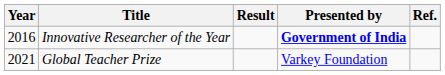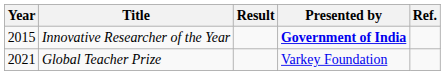(22, 37) 2016 -> (22, 37) 2015
